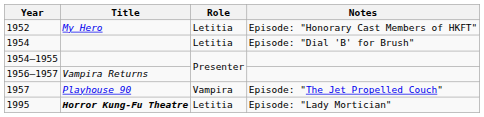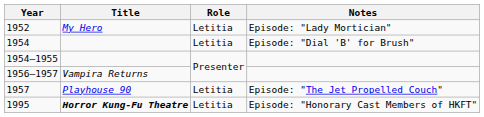(363, 28) Episode: "Honorary Cast Members of HKFT" -> (320, 28) Episode: "Lady Mortician"
(213, 89) Vampira -> (213, 89) Letitia
(320, 105) Episode: "Lady Mortician" -> (363, 105) Episode: "Honorary Cast Members of HKFT"
